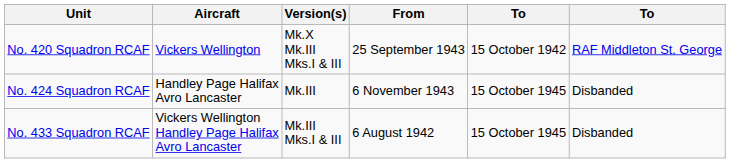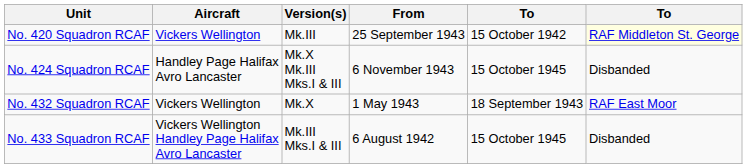(313, 49) Mk.X Mk.III Mks.I & III -> (300, 34) Mk.III
(647, 49) no background -> (664, 34) lightyellow background
(300, 91) Mk.III -> (313, 69) Mk.X Mk.III Mks.I & III
+ row: (79, 104)
